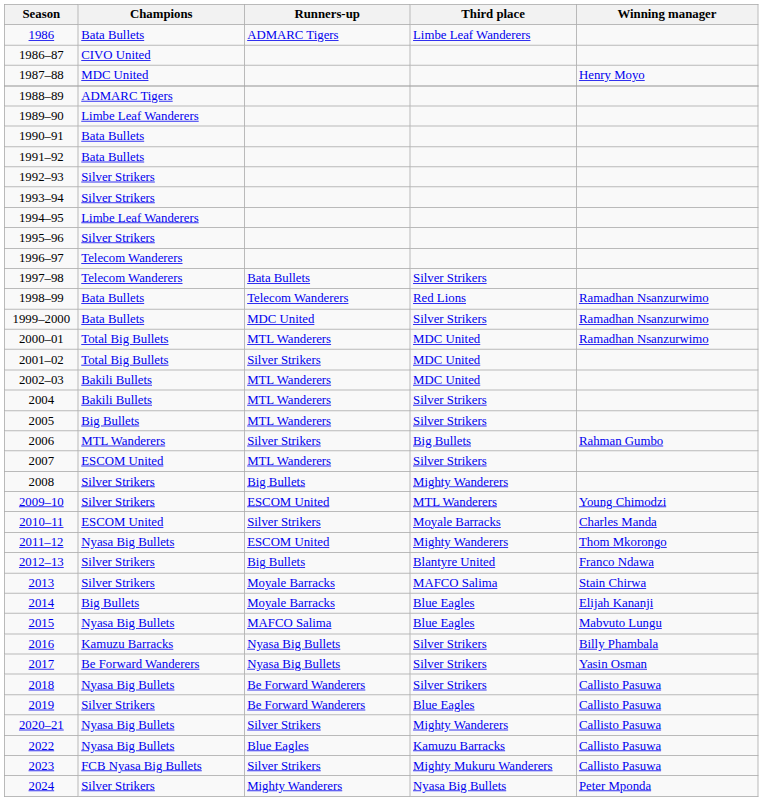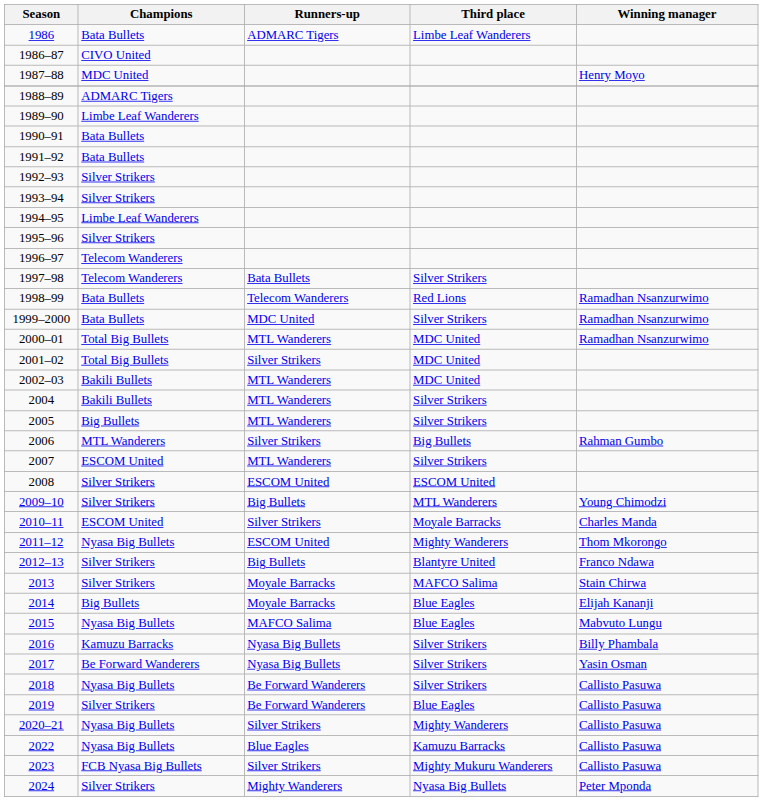(276, 481) Big Bullets -> (288, 481) ESCOM United
(461, 481) Mighty Wanderers -> (454, 481) ESCOM United
(288, 501) ESCOM United -> (276, 501) Big Bullets
